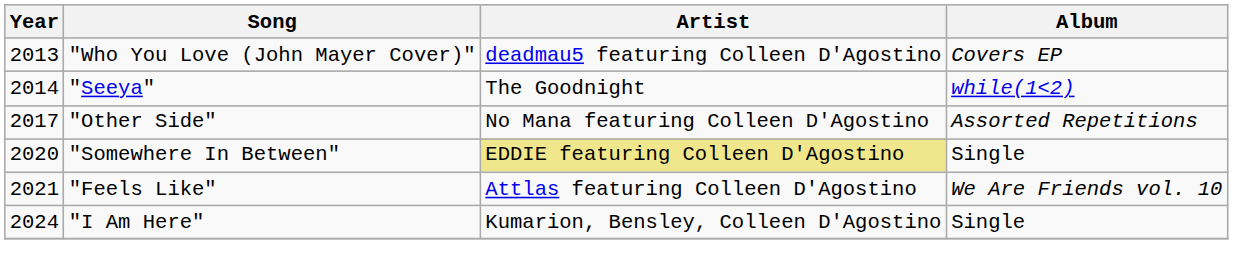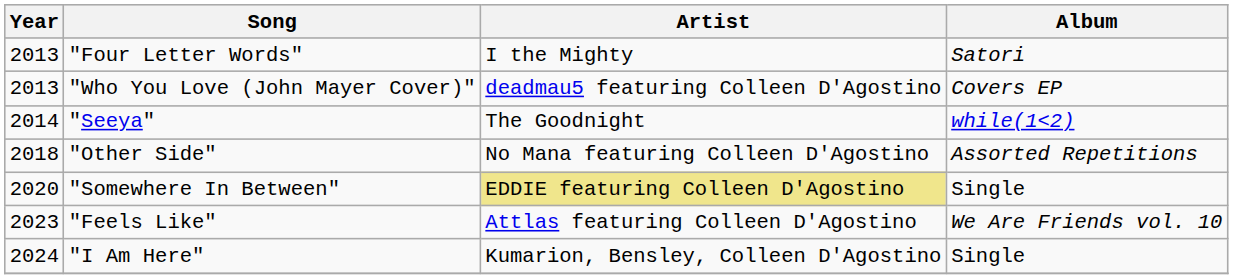+ row: (186, 55)
(34, 122) 2017 -> (34, 155) 2018
(34, 189) 2021 -> (34, 222) 2023
